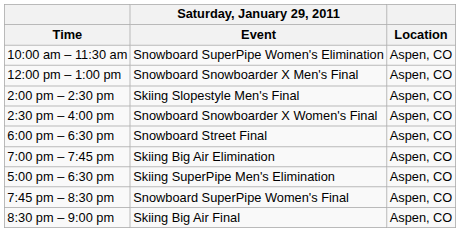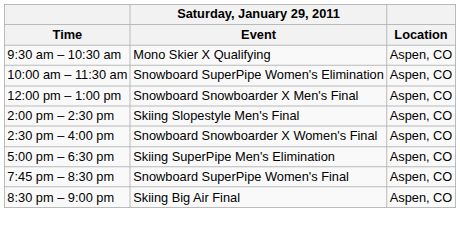+ row: (64, 55)
- row: (61, 136)
- row: (61, 156)
